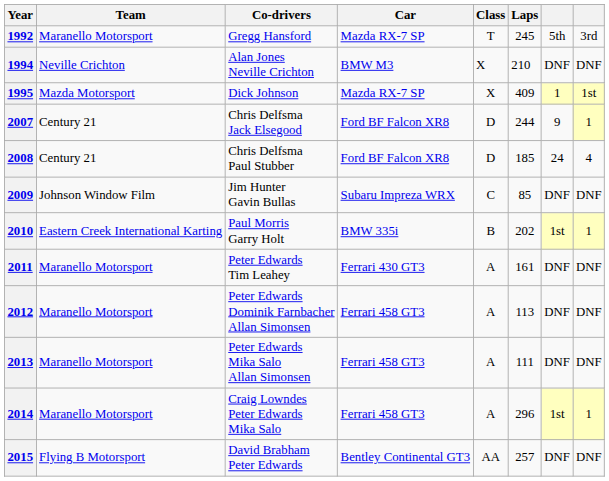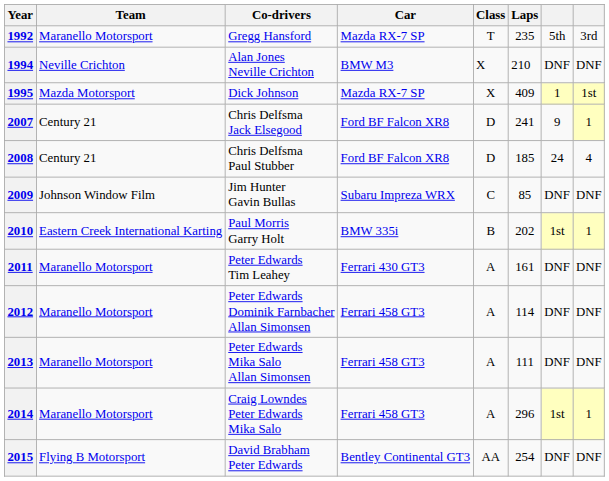(525, 36) 245 -> (525, 36) 235
(525, 122) 244 -> (525, 122) 241
(525, 311) 113 -> (525, 311) 114
(525, 458) 257 -> (525, 458) 254
